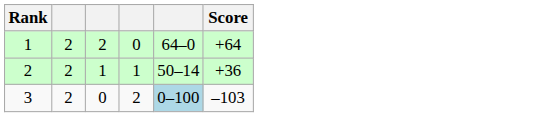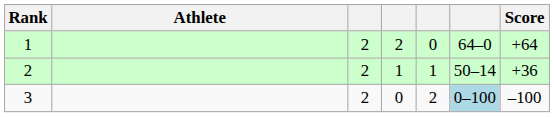+ column: (200, 17)
(228, 97) –103 -> (525, 97) –100
